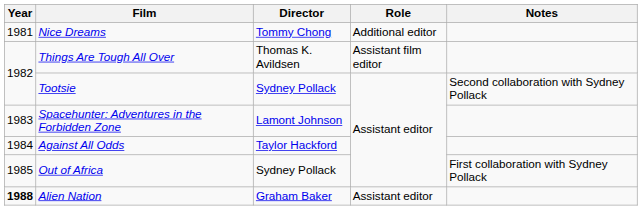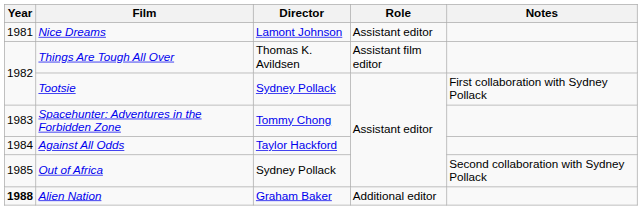(294, 32) Tommy Chong -> (299, 32) Lamont Johnson
(395, 32) Additional editor -> (393, 32) Assistant editor
(537, 89) Second collaboration with Sydney Pollack -> (528, 89) First collaboration with Sydney Pollack
(299, 120) Lamont Johnson -> (294, 120) Tommy Chong
(528, 170) First collaboration with Sydney Pollack -> (537, 170) Second collaboration with Sydney Pollack
(393, 195) Assistant editor -> (395, 195) Additional editor
